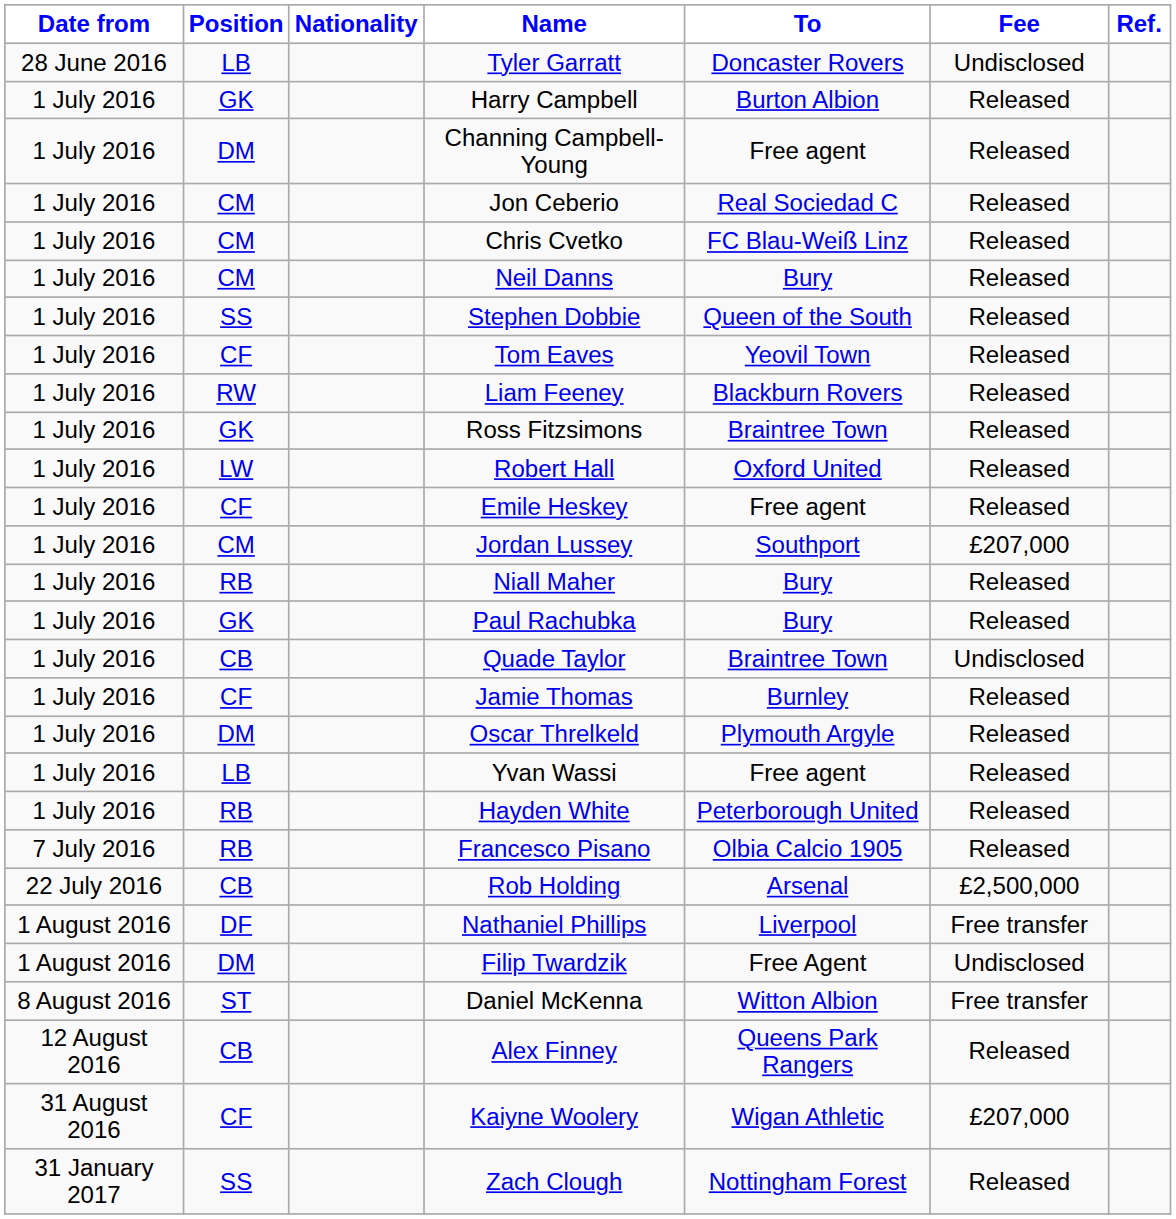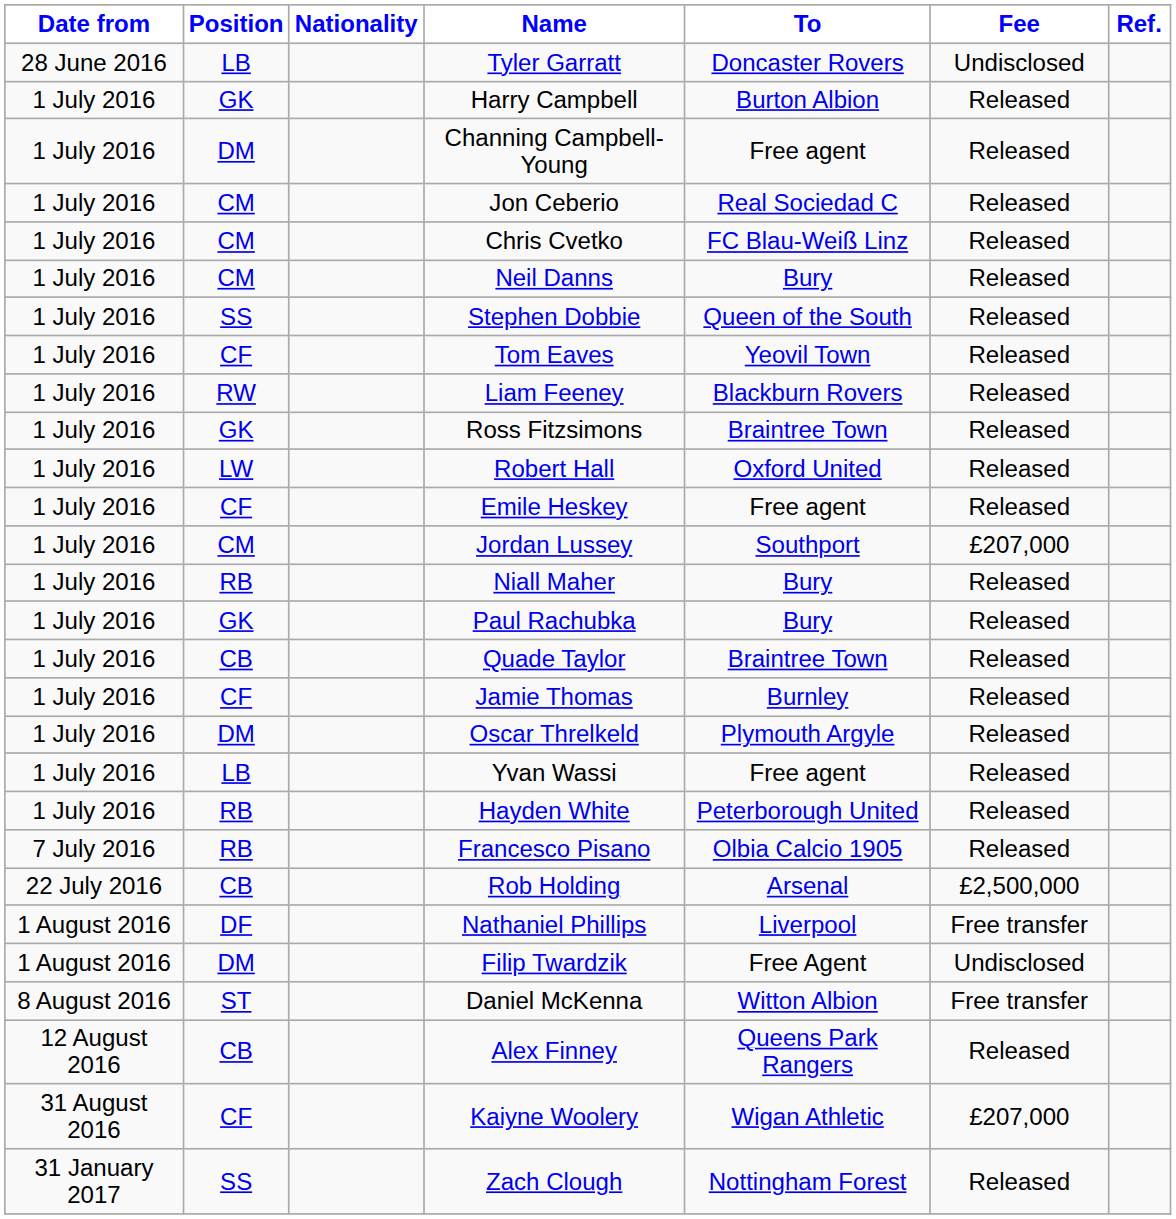(1019, 659) Undisclosed -> (1019, 659) Released
